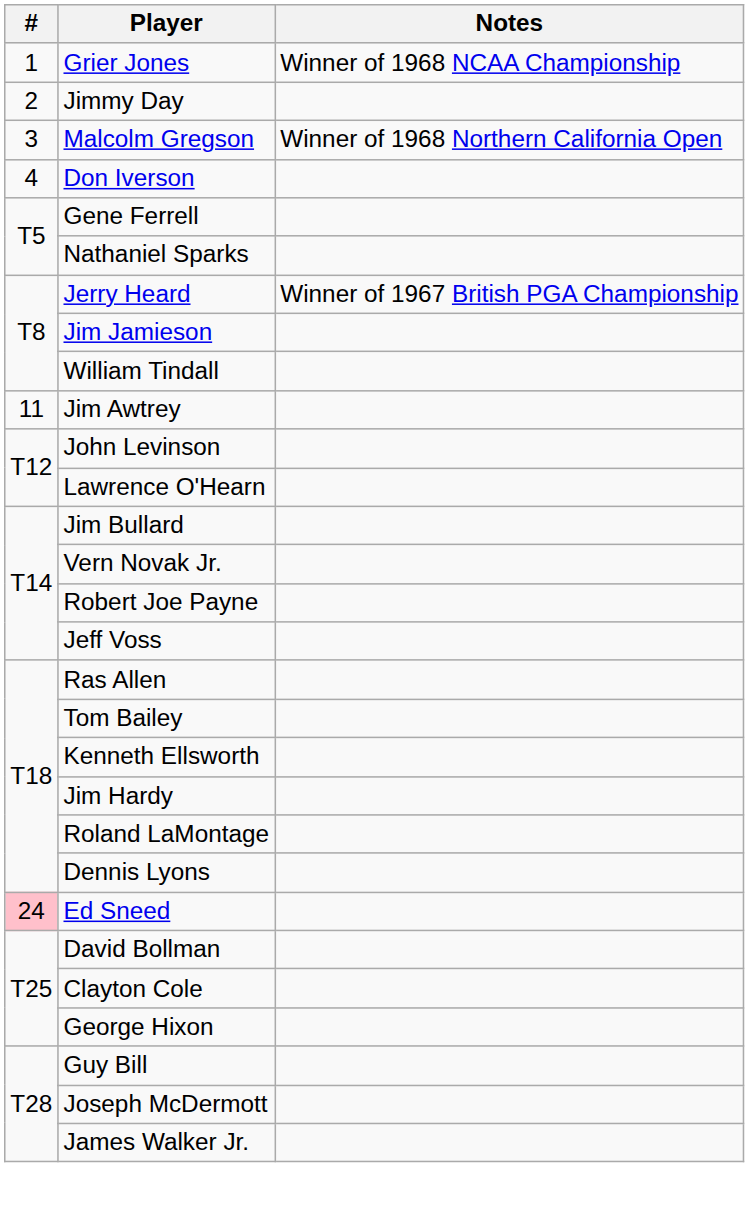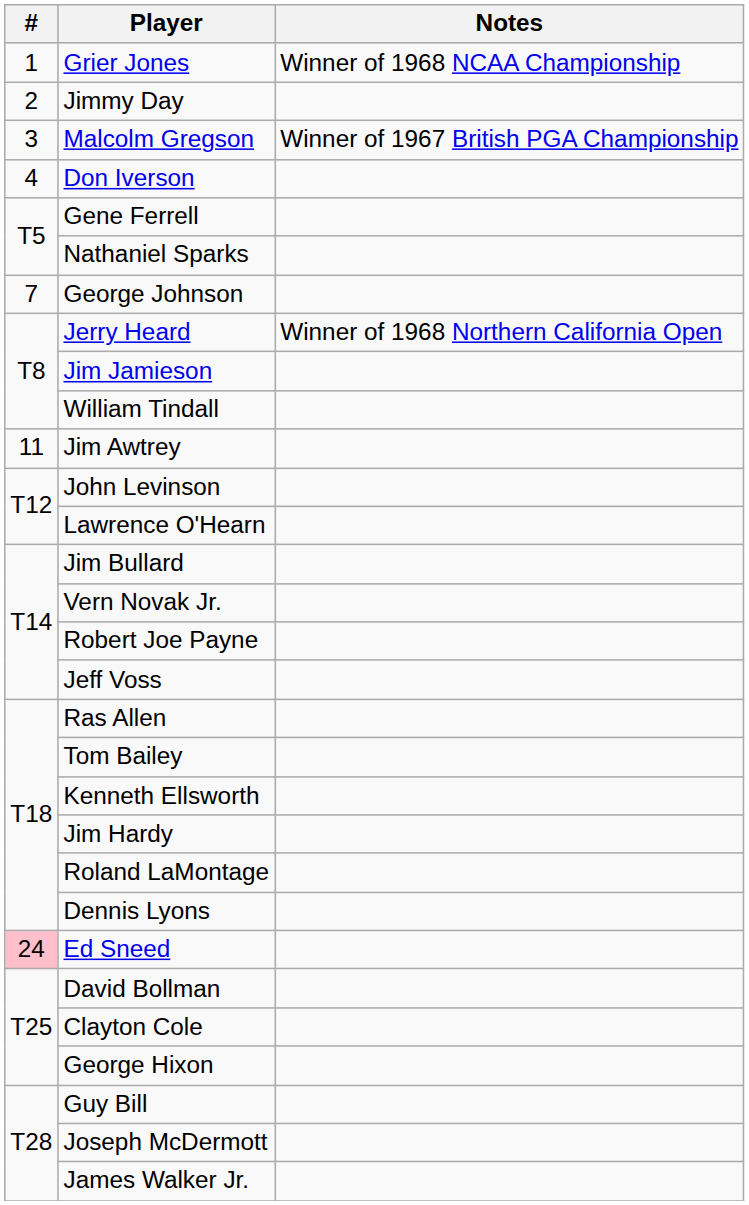(501, 139) Winner of 1968 Northern California Open -> (509, 139) Winner of 1967 British PGA Championship
+ row: (153, 293)
(509, 293) Winner of 1967 British PGA Championship -> (501, 332) Winner of 1968 Northern California Open
